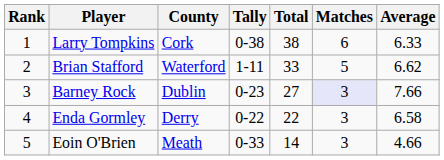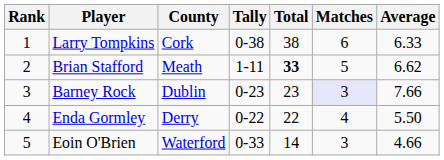(194, 67) Waterford -> (182, 67) Meath
(291, 67) normal -> (291, 67) bold
(291, 92) 27 -> (291, 92) 23
(344, 117) 3 -> (344, 117) 4
(408, 117) 6.58 -> (408, 117) 5.50
(182, 142) Meath -> (194, 142) Waterford
